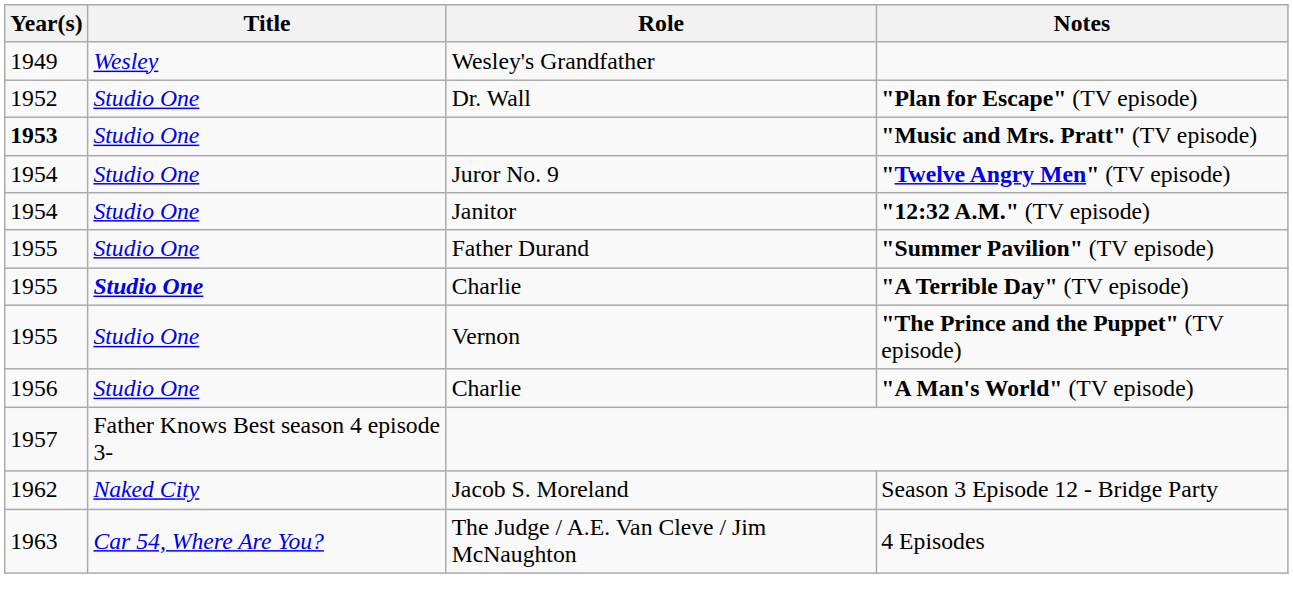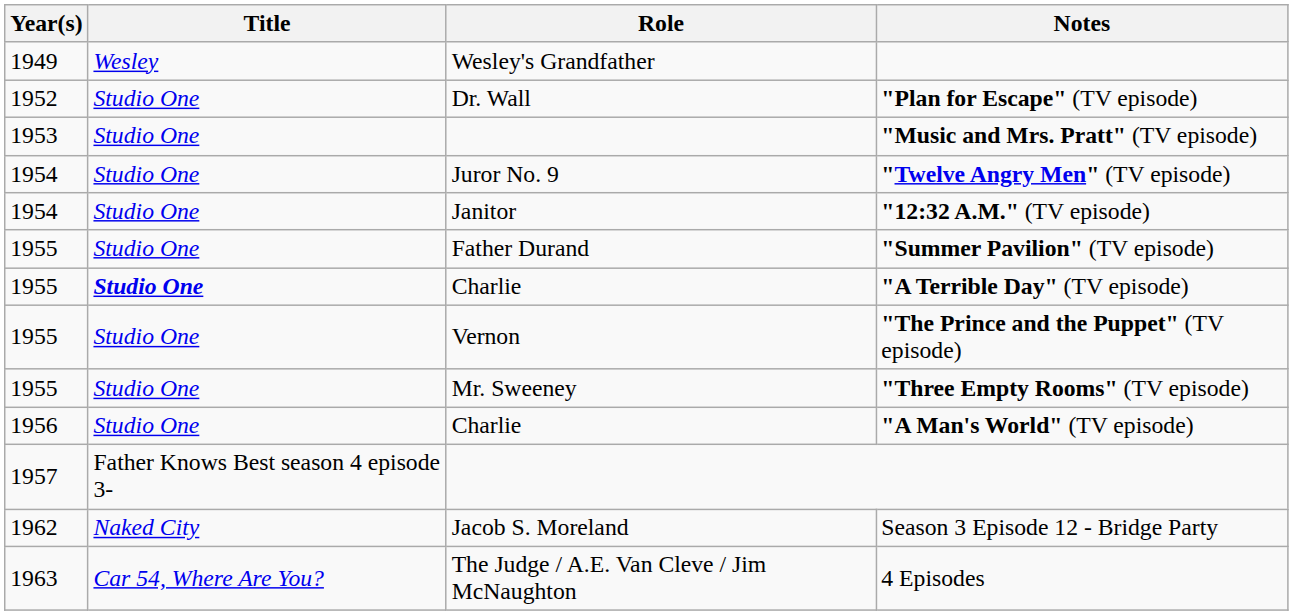(34, 135) bold -> (34, 135) normal
+ row: (514, 387)
